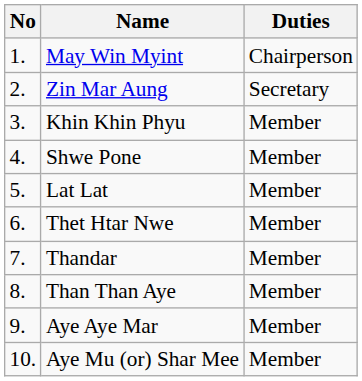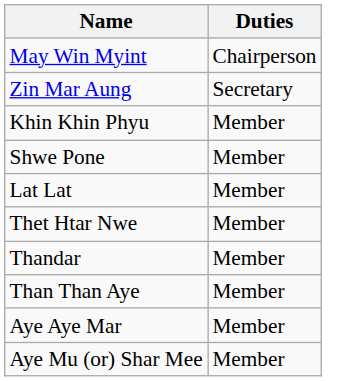- column: (23, 21)
